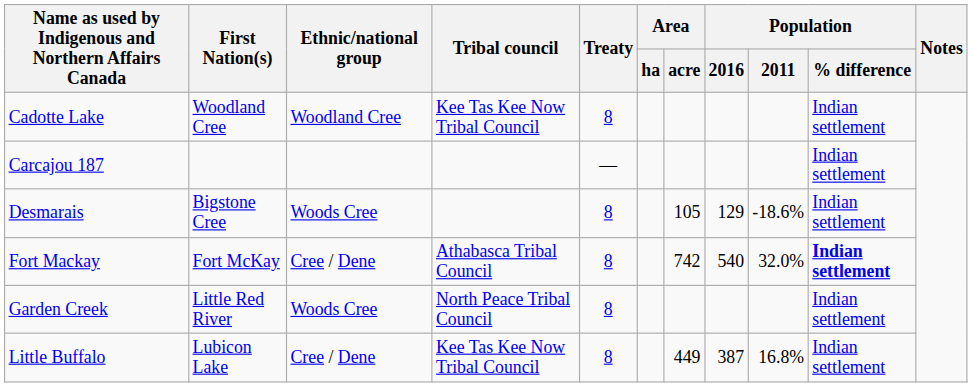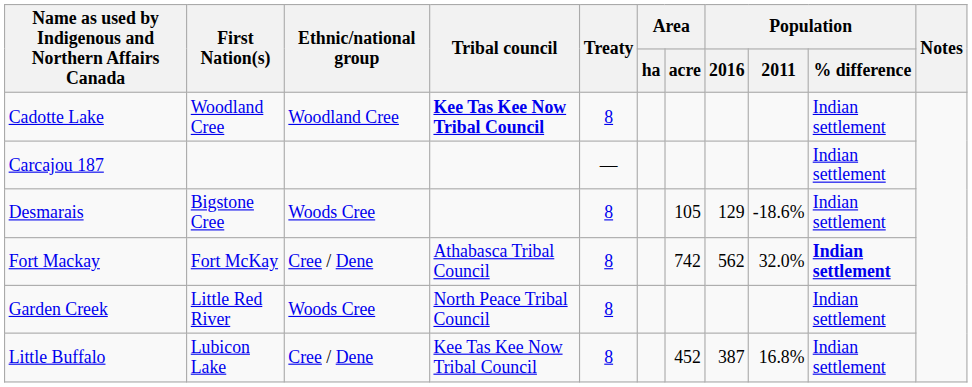(501, 116) normal -> (500, 116) bold
(731, 261) 540 -> (731, 261) 562
(687, 357) 449 -> (688, 357) 452
